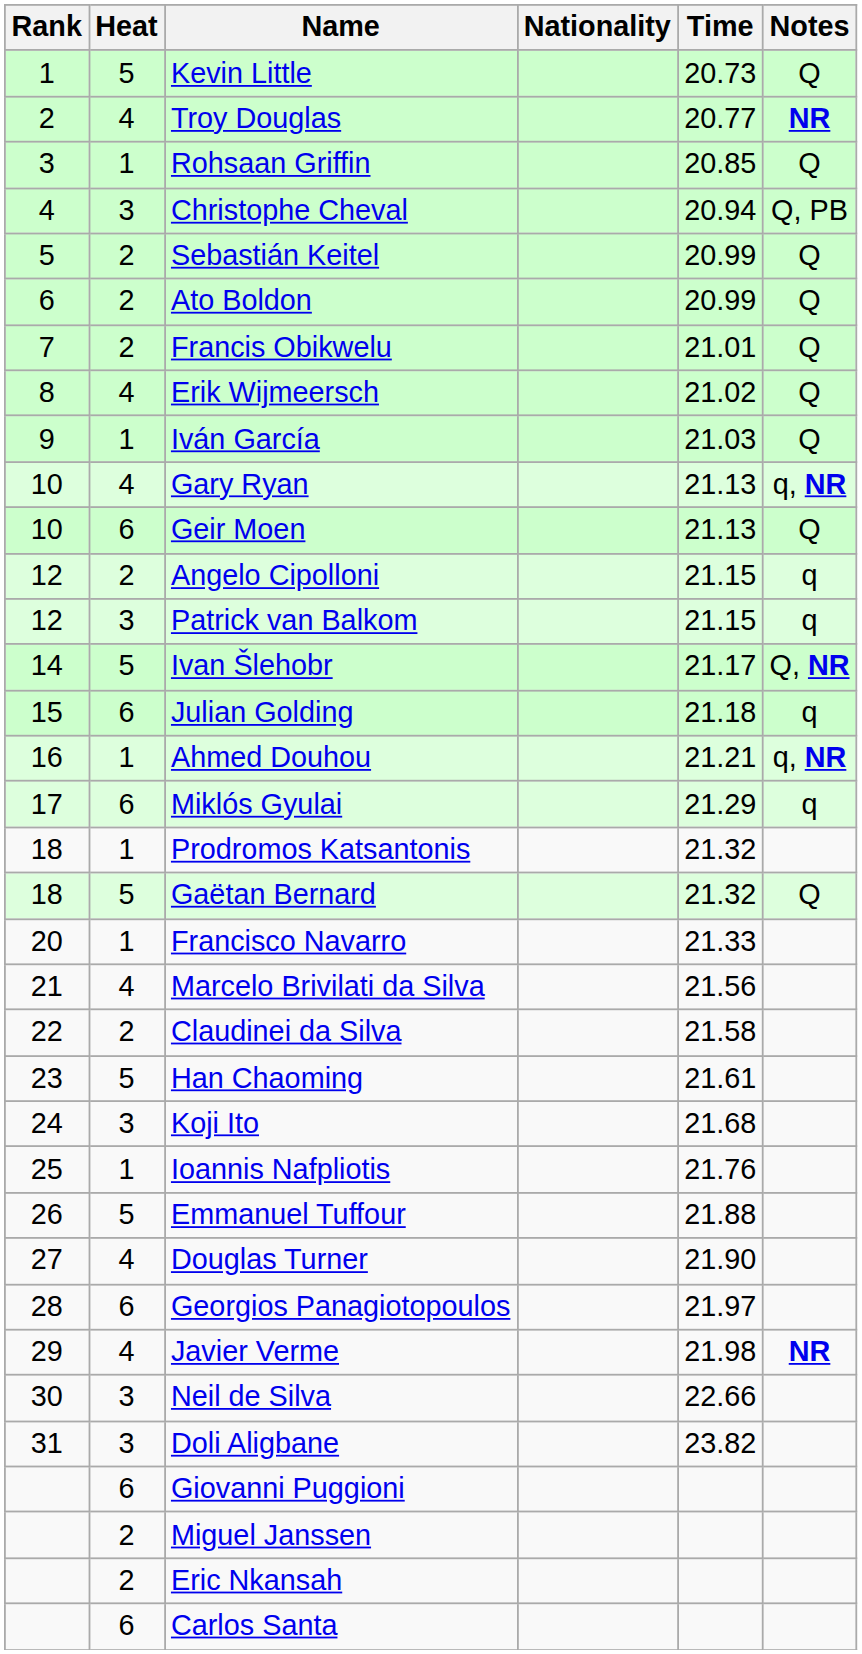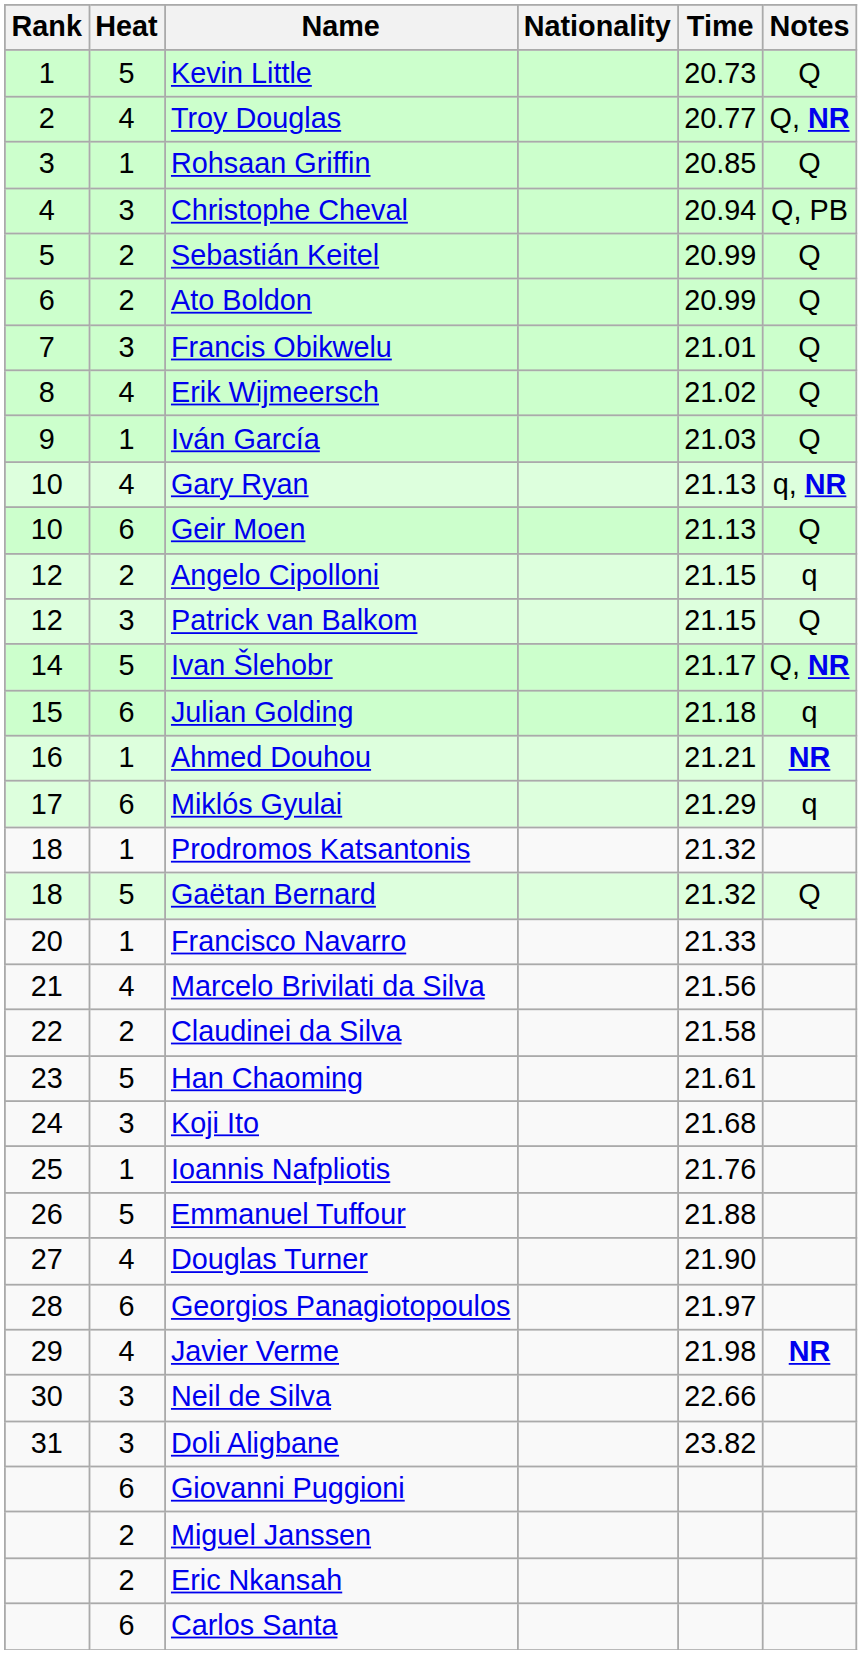(810, 118) NR -> (810, 118) Q, NR
(126, 347) 2 -> (126, 347) 3
(810, 621) q -> (810, 621) Q
(810, 758) q, NR -> (810, 758) NR
